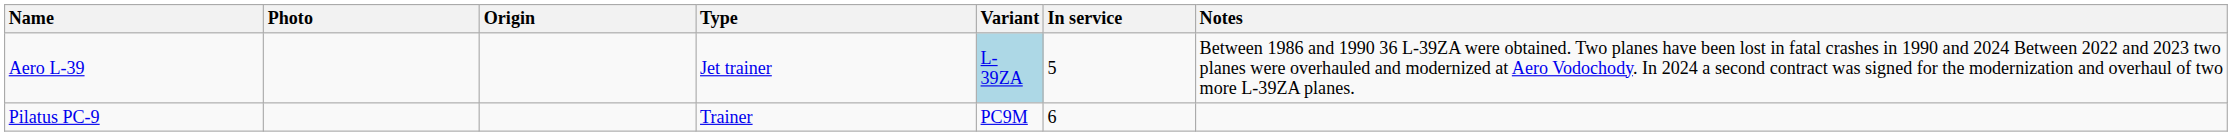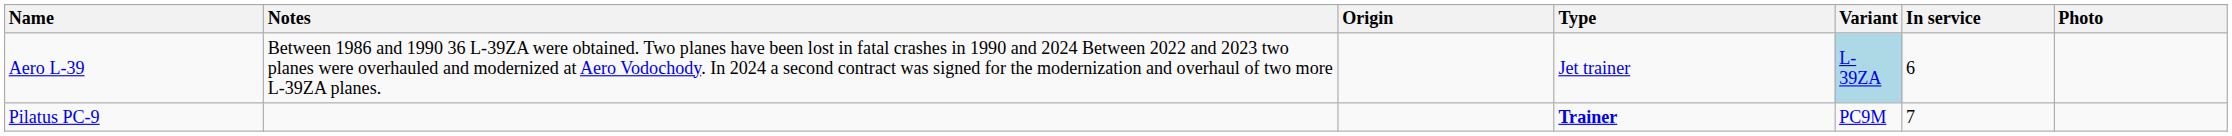columns swapped: (290, 18) <-> (1221, 18)
(1052, 67) 5 -> (1911, 67) 6
(726, 116) normal -> (1588, 116) bold
(1052, 116) 6 -> (1911, 116) 7
